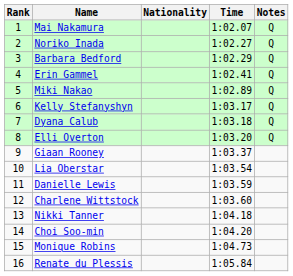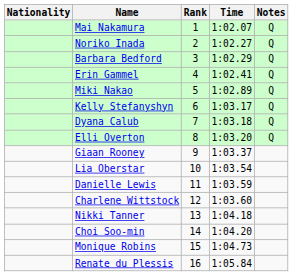columns swapped: (18, 12) <-> (175, 12)
